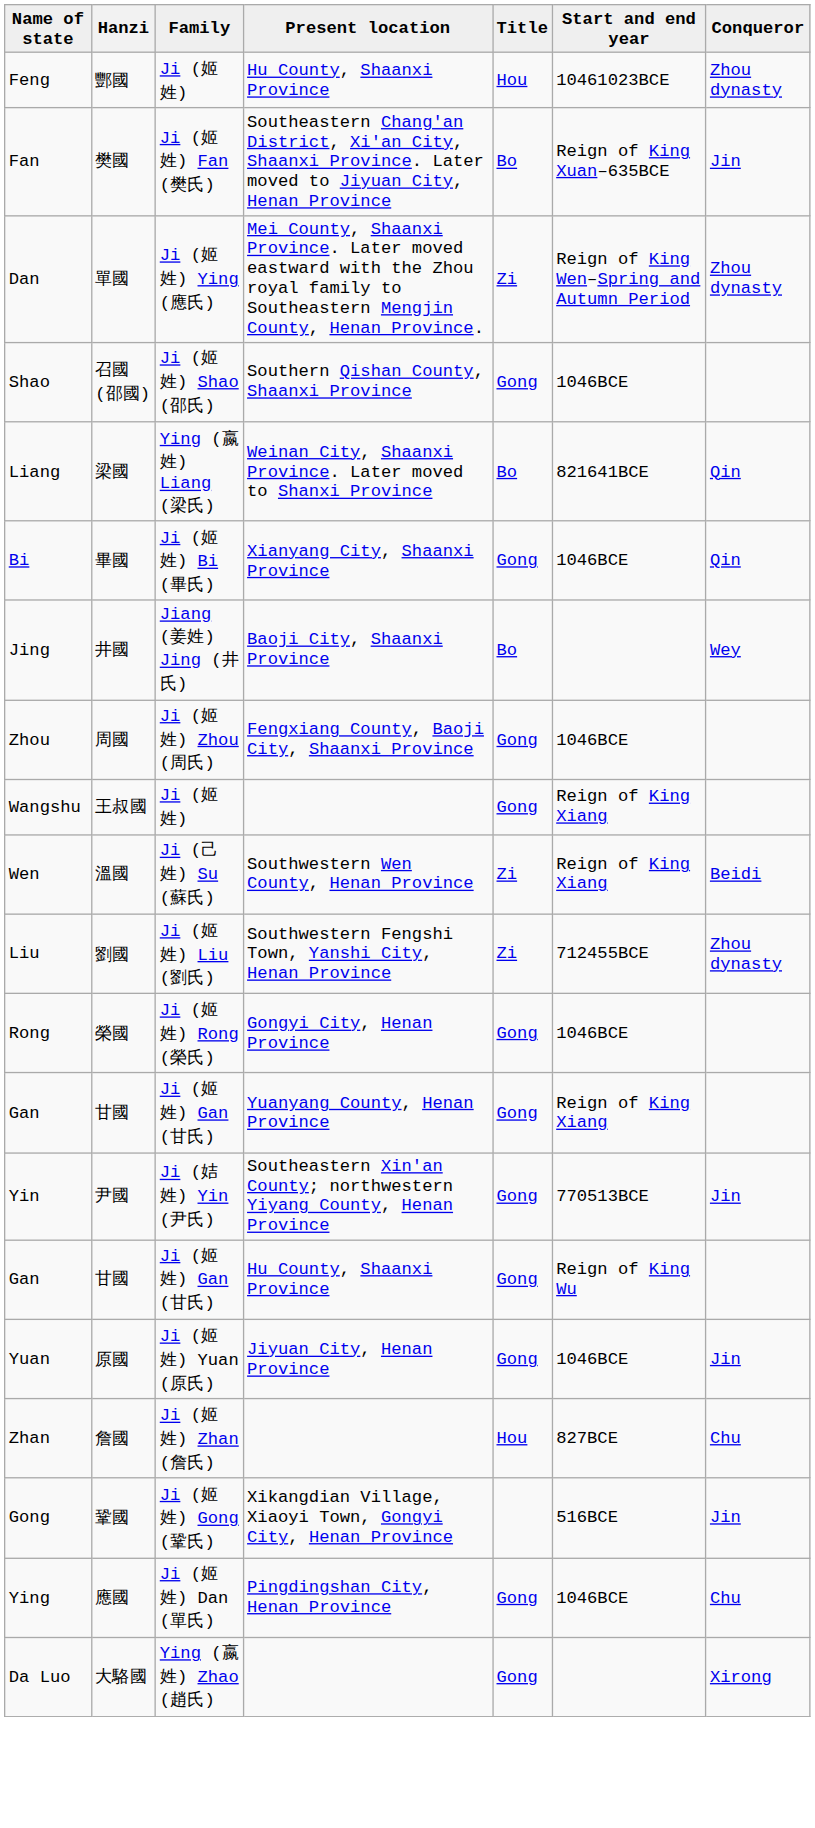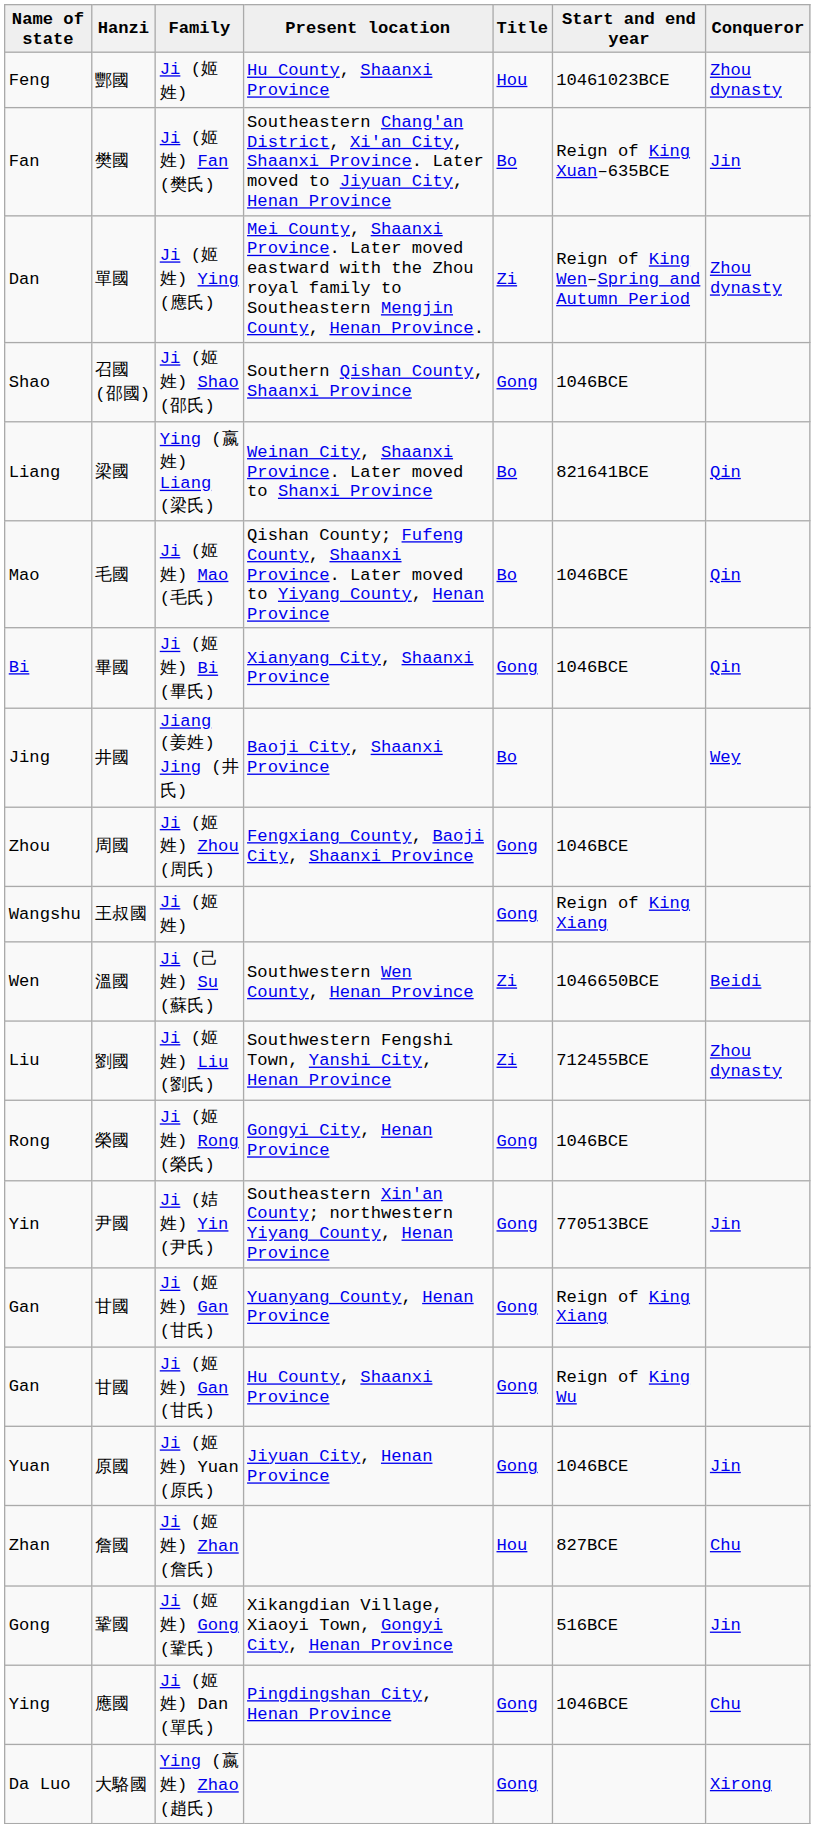+ row: (24, 575)
(623, 874) Reign of King Xiang -> (608, 982) 1046650BCE
rows swapped: (24, 1113) <-> (24, 1196)
